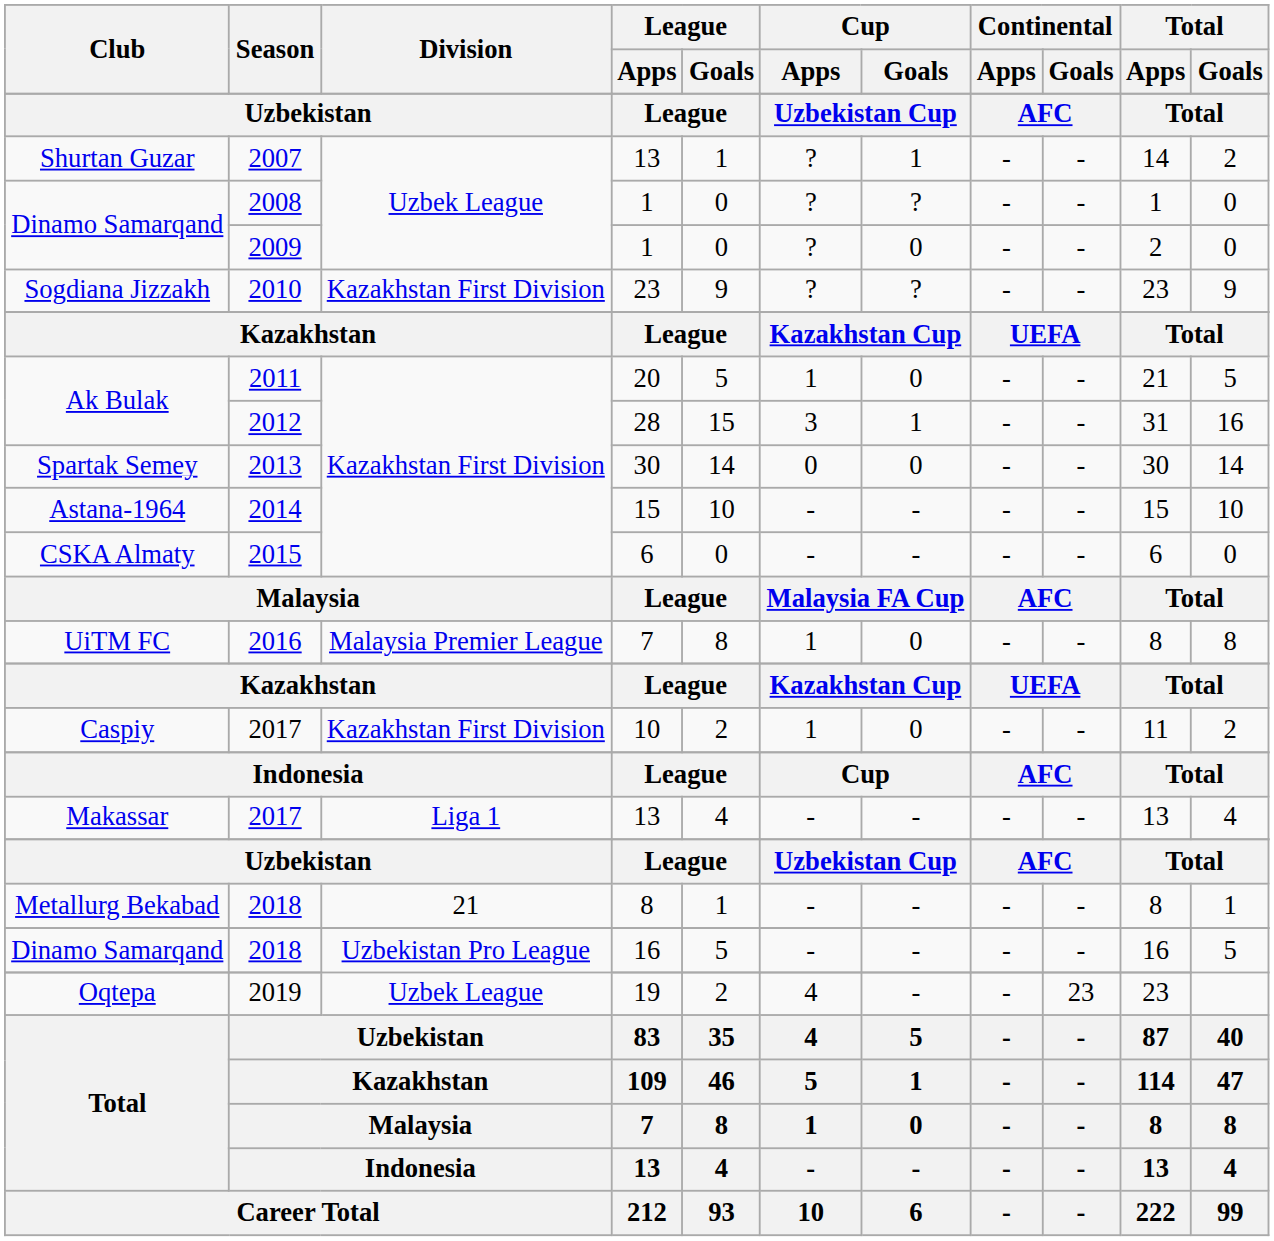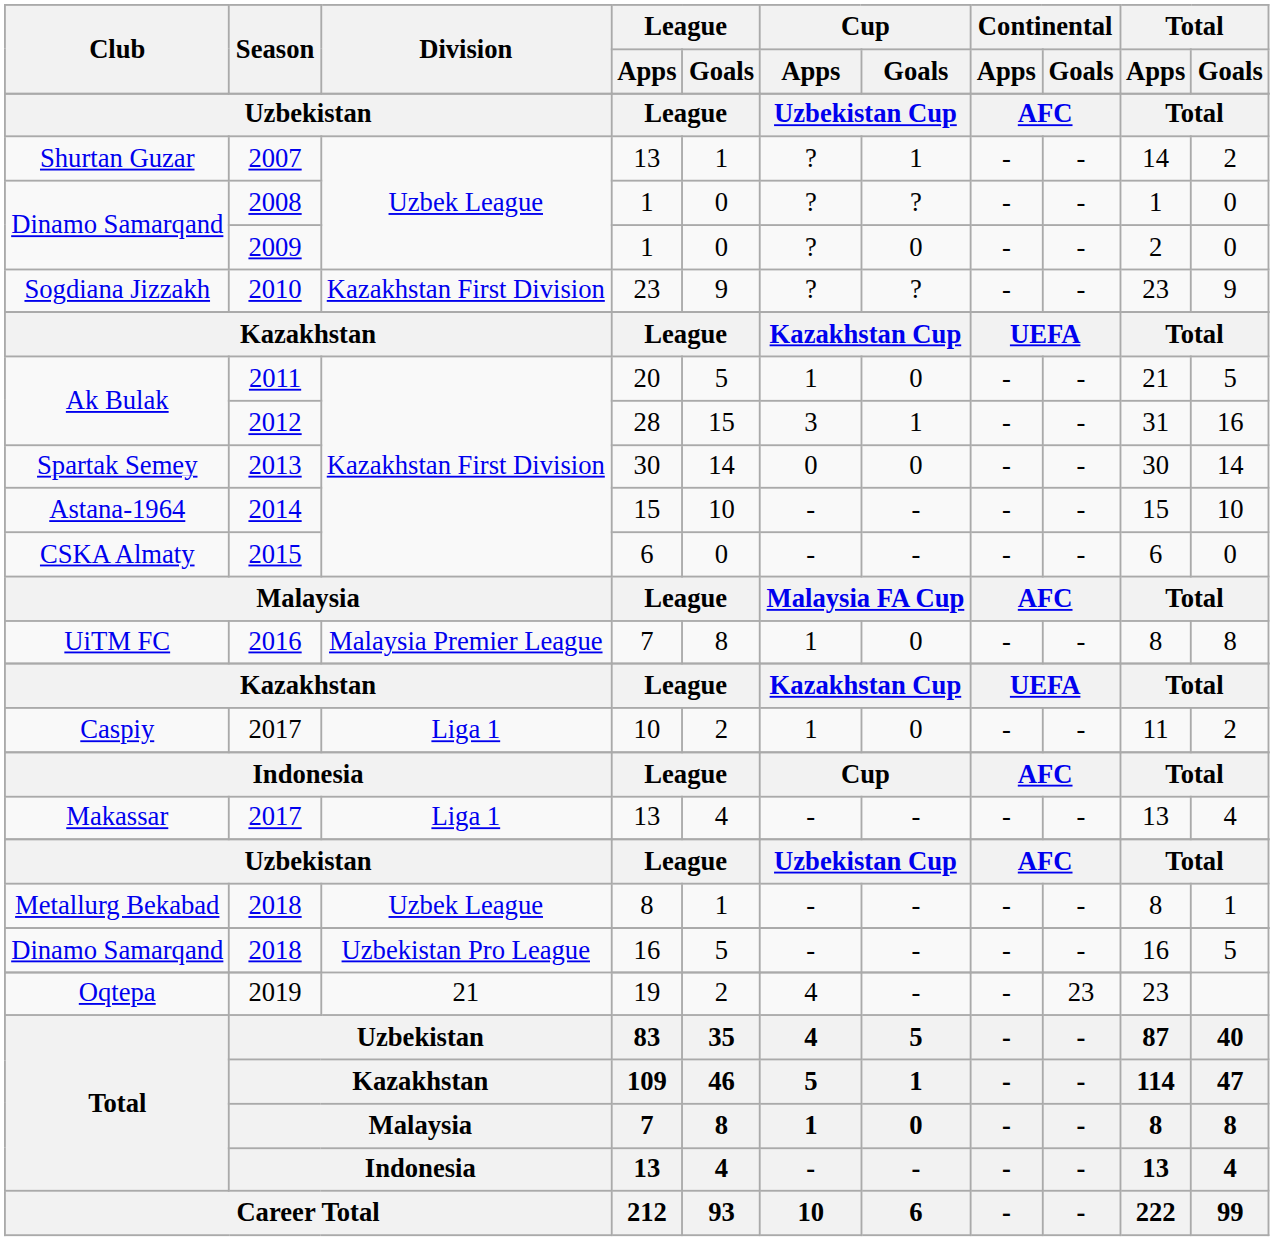(466, 729) Kazakhstan First Division -> (466, 729) Liga 1
(466, 905) 21 -> (466, 905) Uzbek League
(466, 993) Uzbek League -> (466, 993) 21
